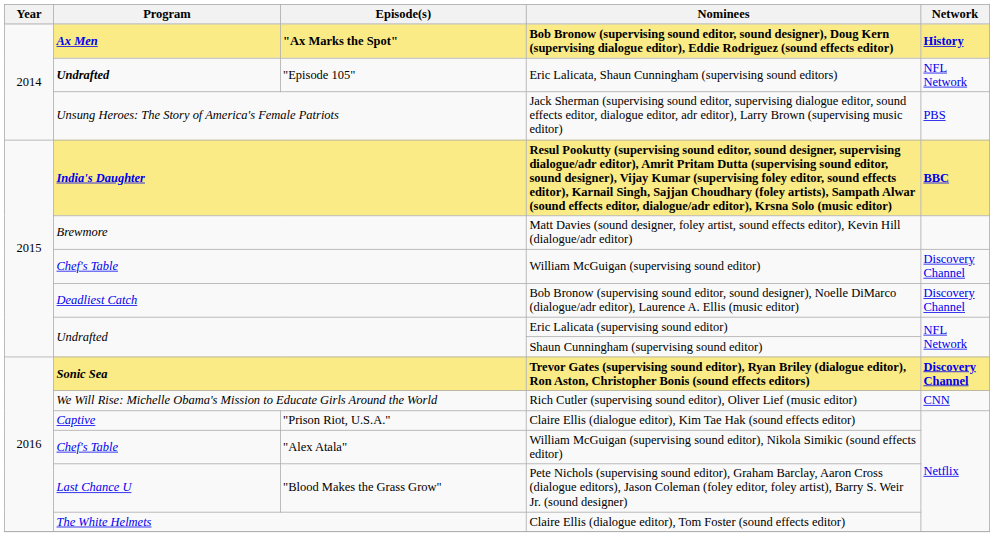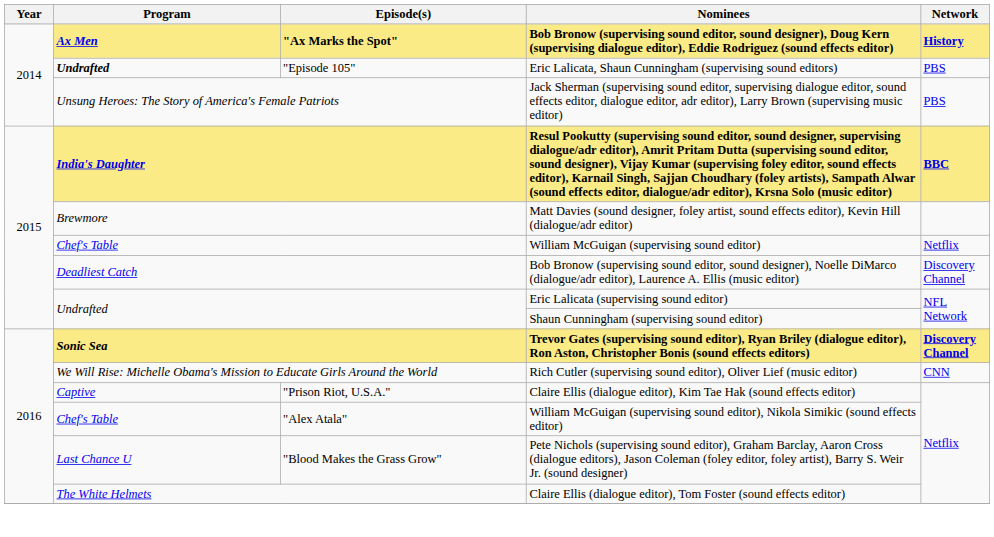(945, 75) NFL Network -> (935, 68) PBS
(949, 266) Discovery Channel -> (941, 245) Netflix
